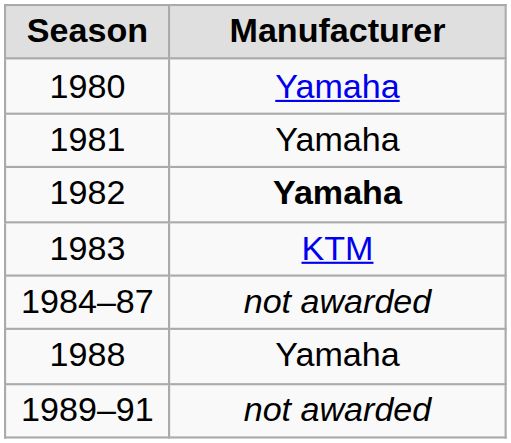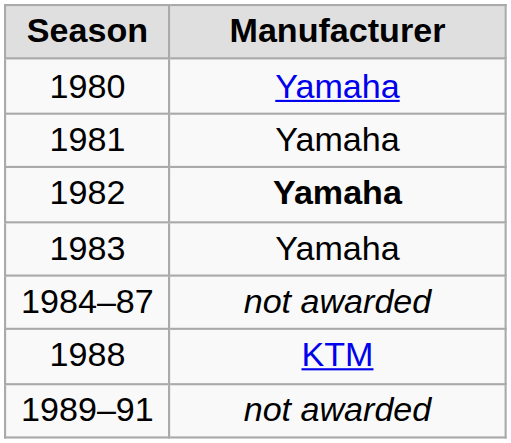(337, 247) KTM -> (337, 247) Yamaha
(337, 355) Yamaha -> (337, 355) KTM
